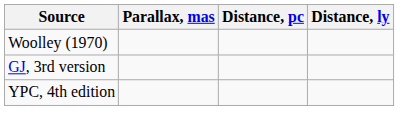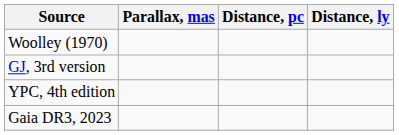+ row: (60, 117)
